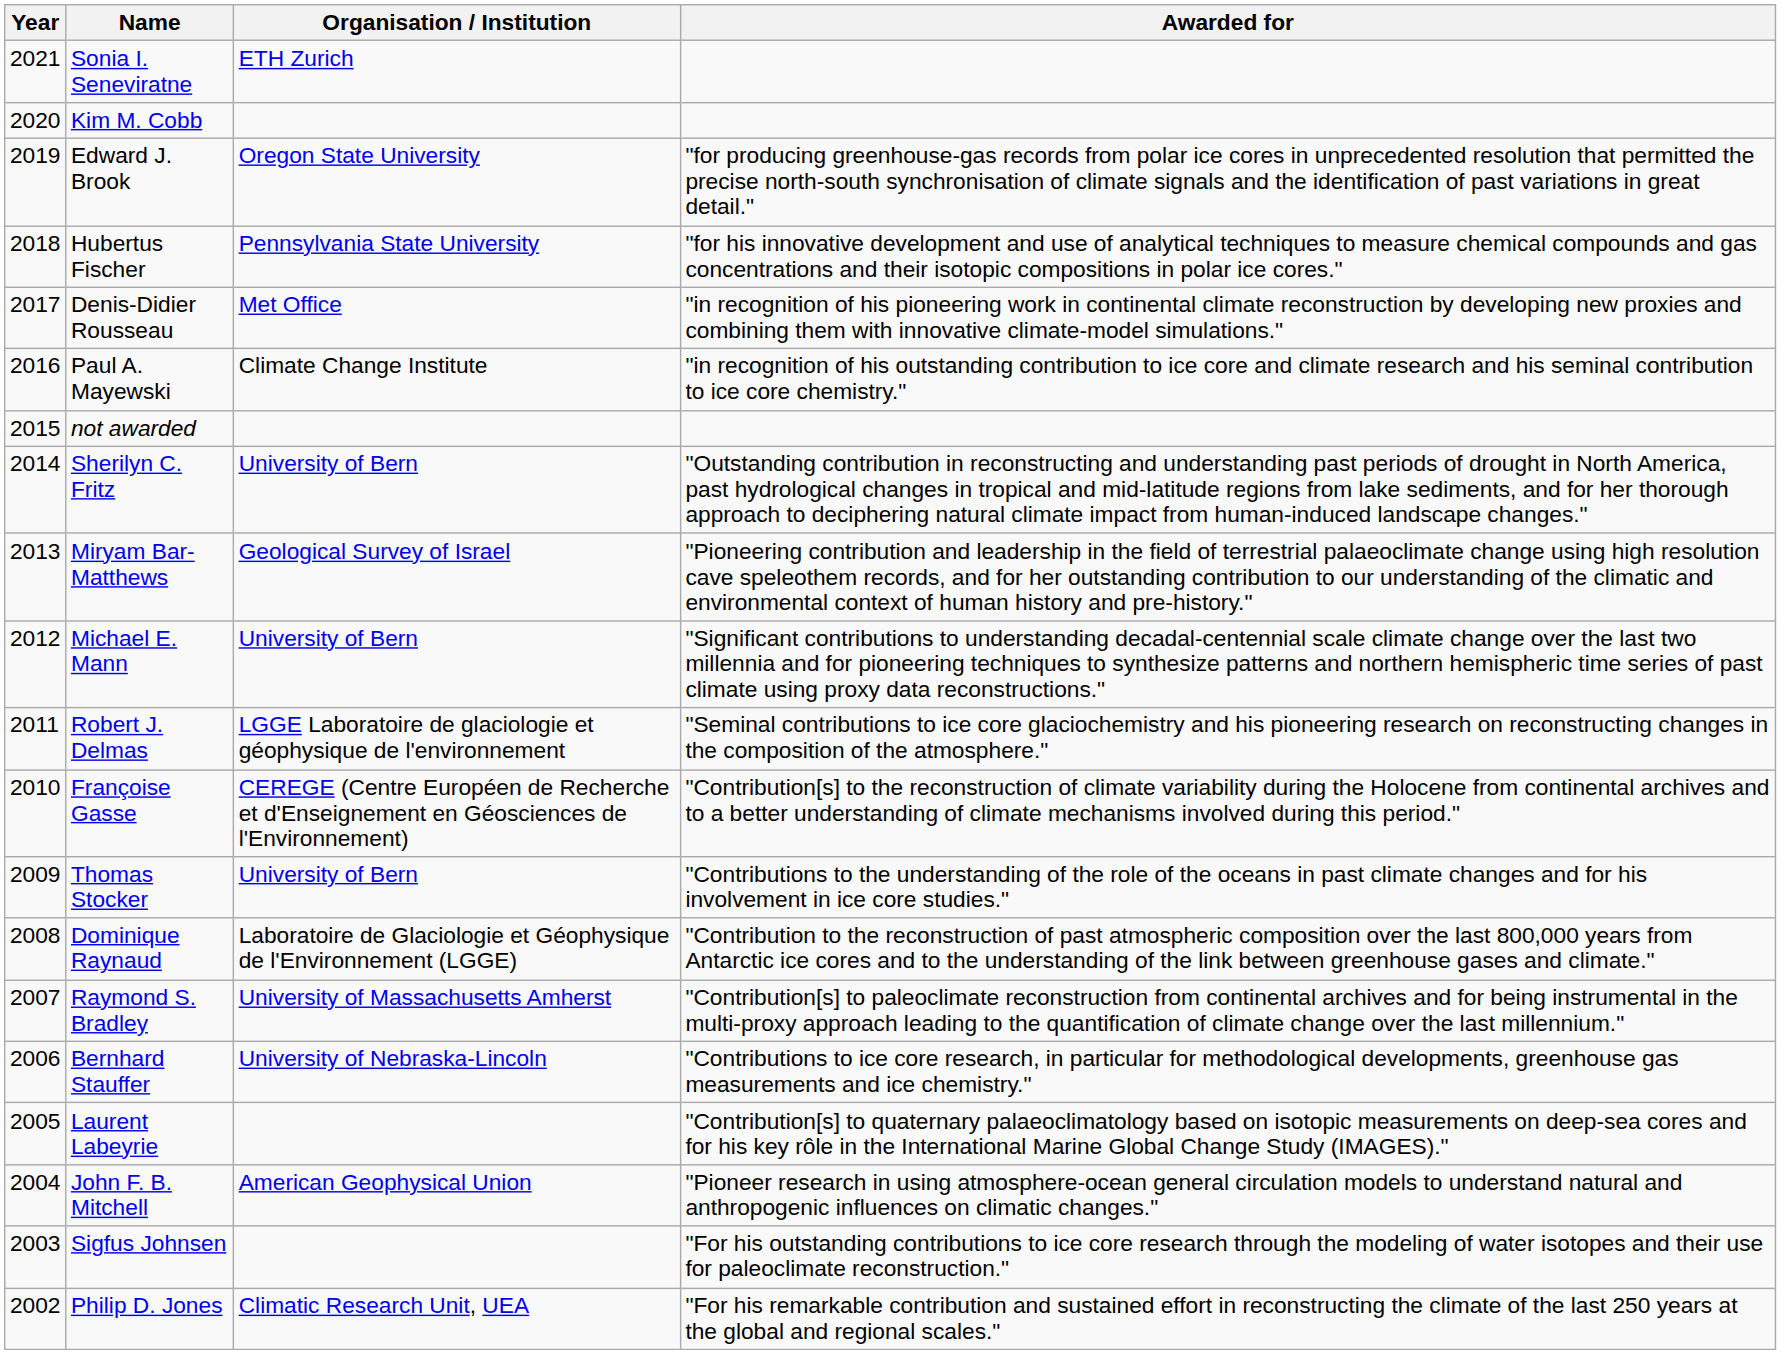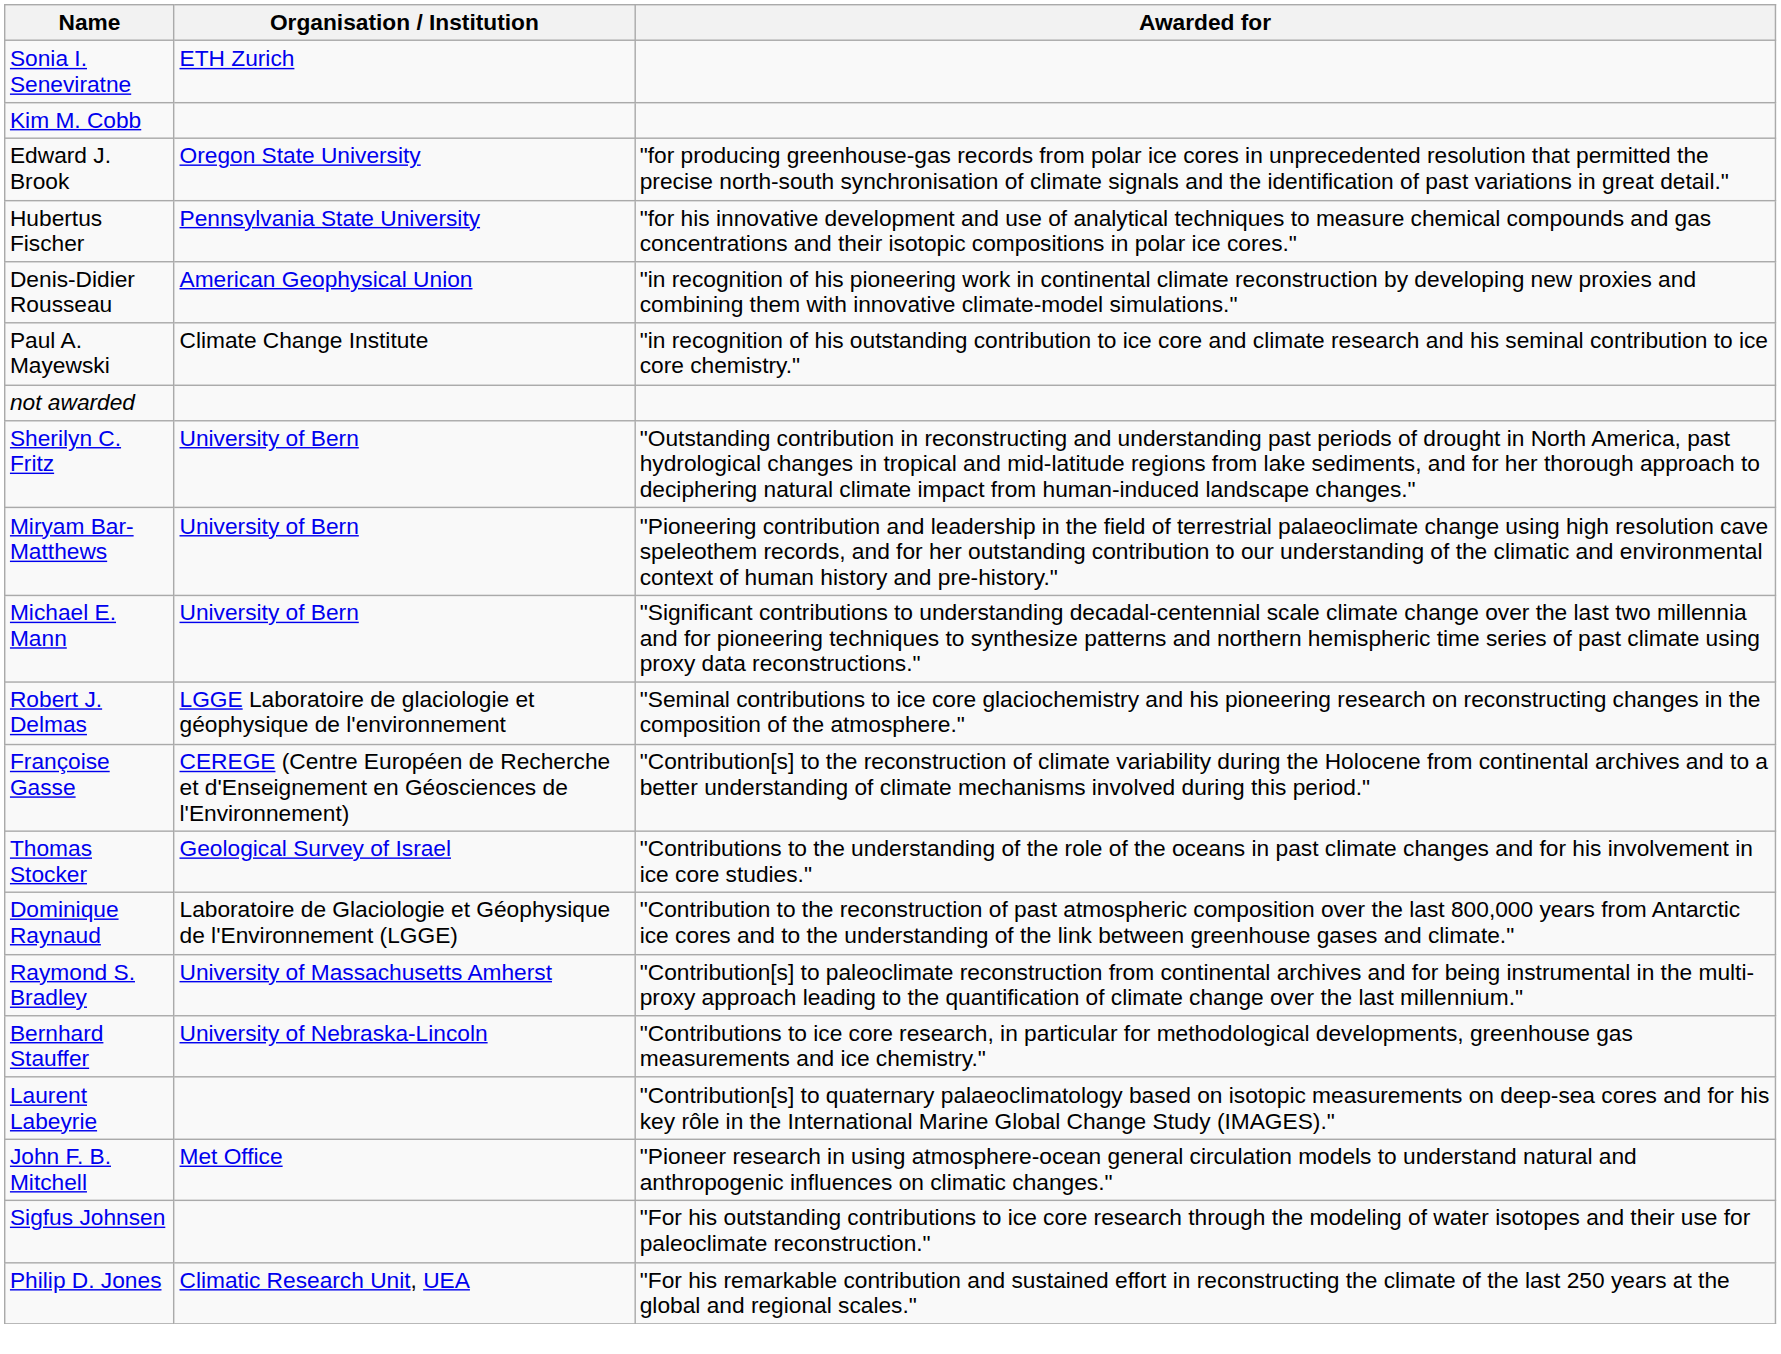- column: (35, 22)
(290, 304) Met Office -> (326, 279) American Geophysical Union
(374, 551) Geological Survey of Israel -> (269, 525) University of Bern
(328, 874) University of Bern -> (315, 848) Geological Survey of Israel
(385, 1182) American Geophysical Union -> (231, 1156) Met Office
